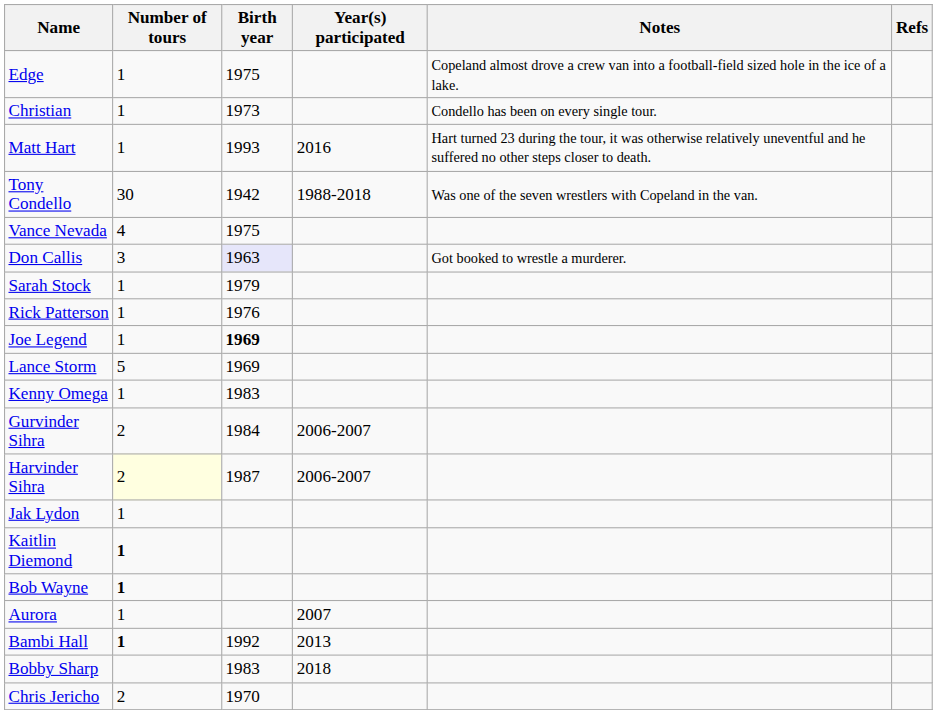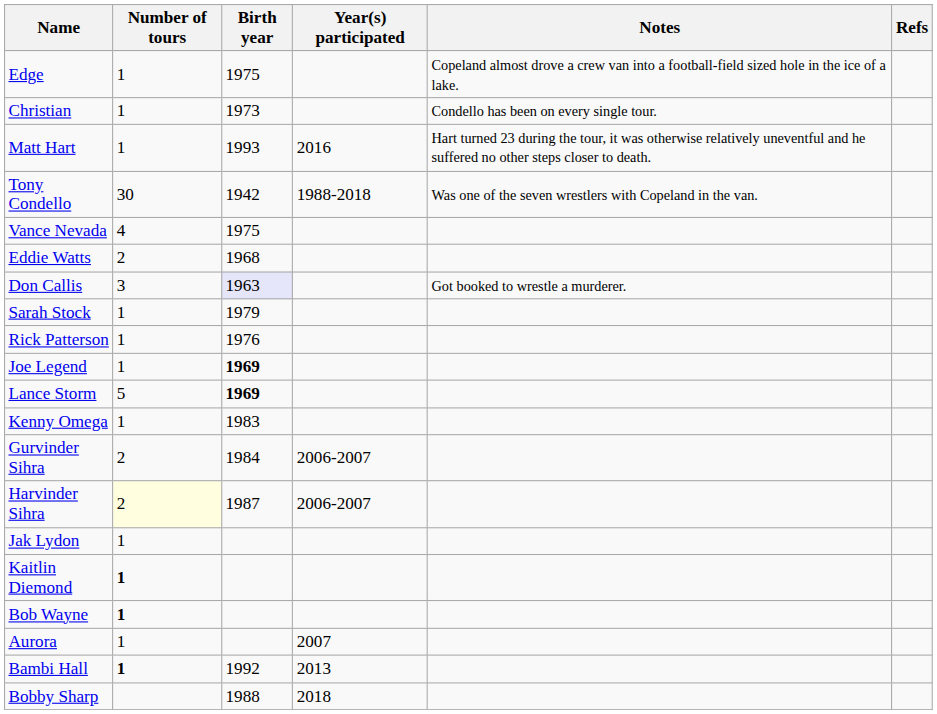+ row: (50, 258)
(243, 366) normal -> (243, 393) bold
(243, 668) 1983 -> (243, 695) 1988
- row: (54, 695)
